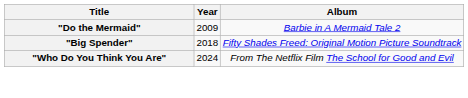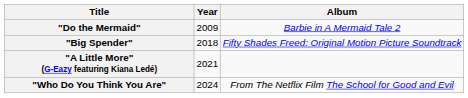+ row: (99, 64)
